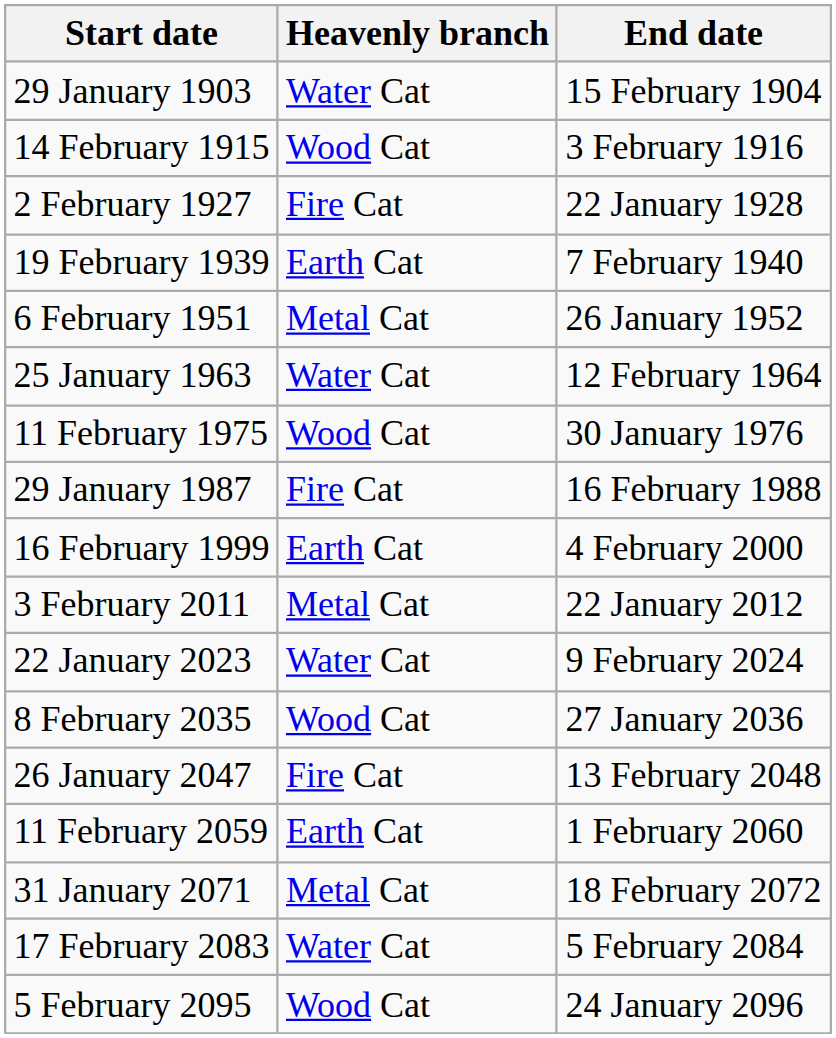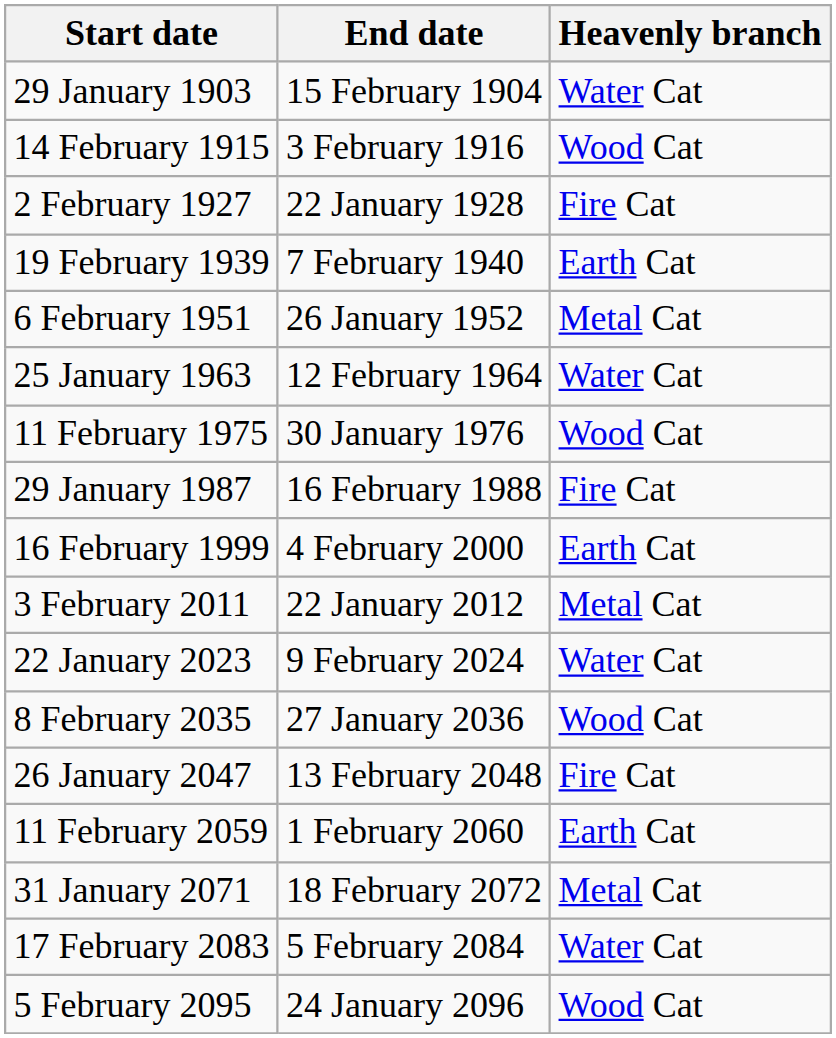columns swapped: (694, 33) <-> (417, 33)
